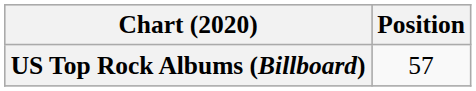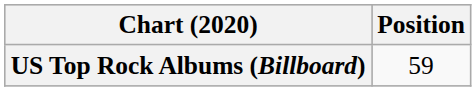(421, 65) 57 -> (421, 65) 59
